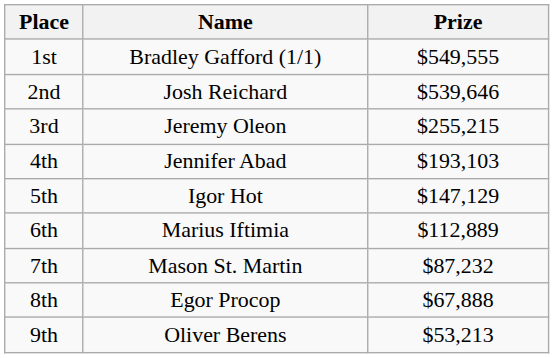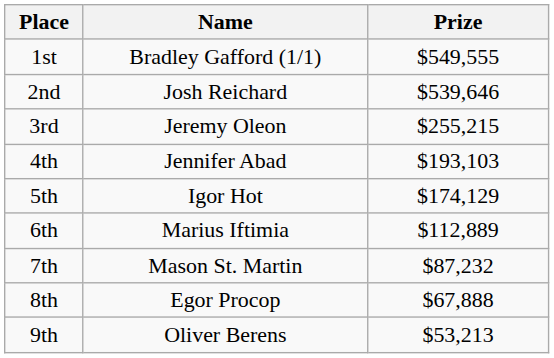(458, 195) $147,129 -> (458, 195) $174,129
